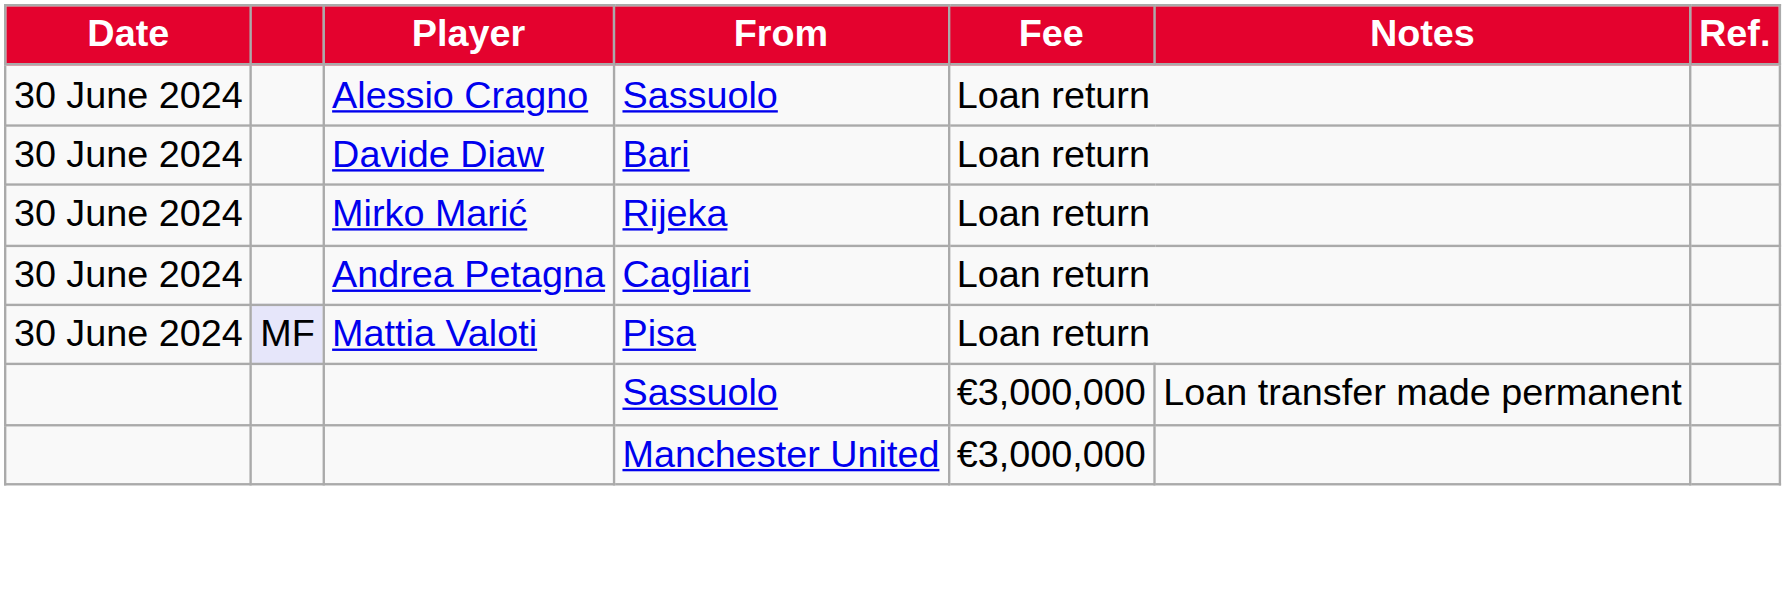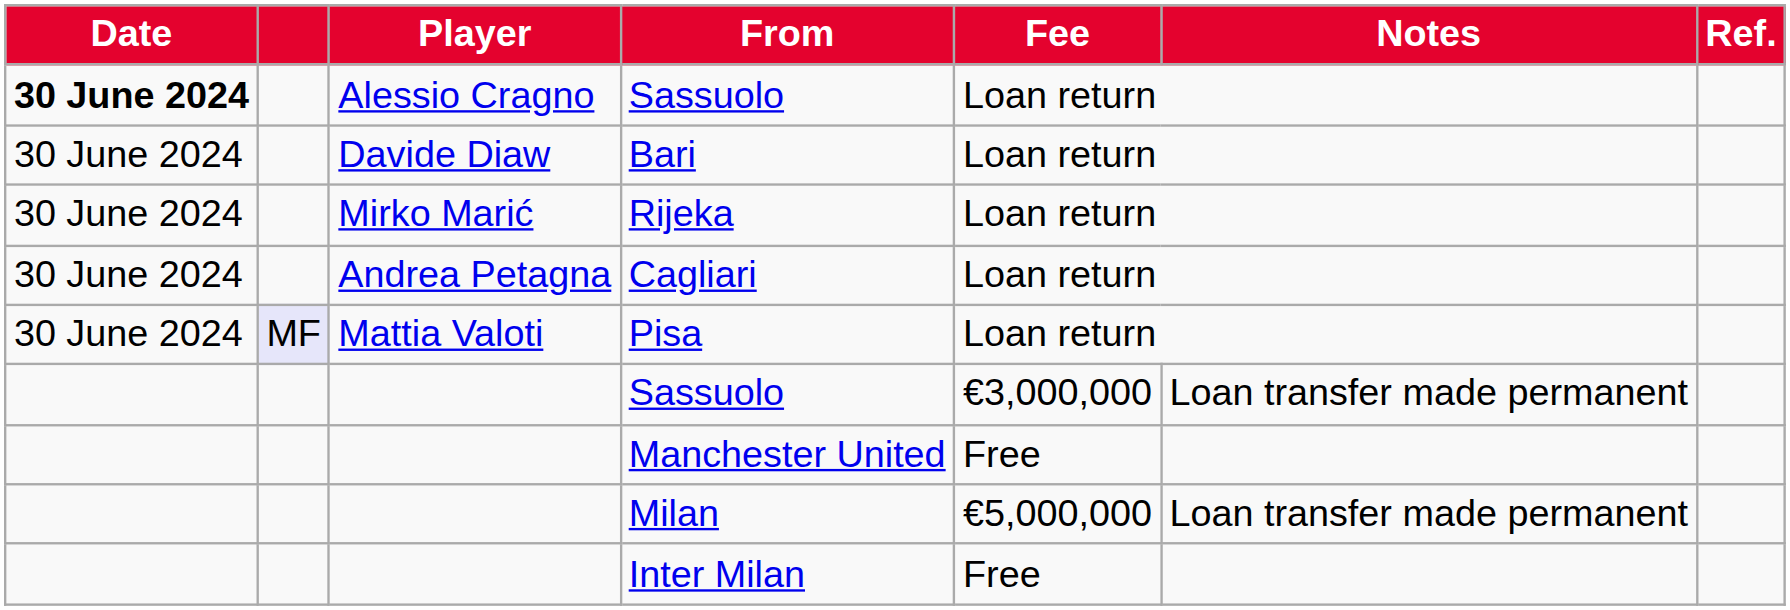(128, 94) normal -> (131, 94) bold
(1051, 453) €3,000,000 -> (1002, 453) Free
+ row: (475, 514)
+ row: (475, 574)
